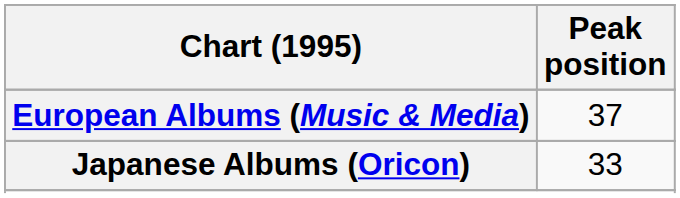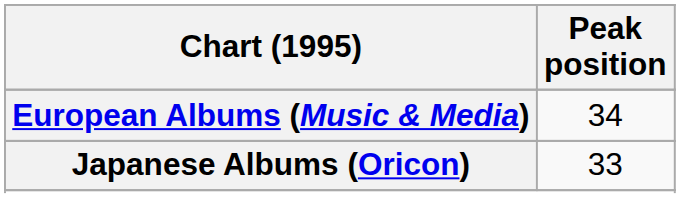(605, 114) 37 -> (605, 114) 34
